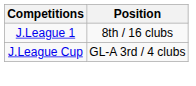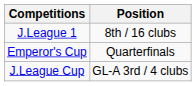+ row: (47, 52)
